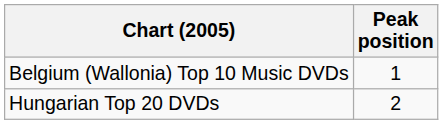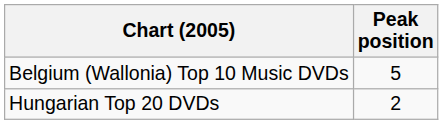(396, 72) 1 -> (396, 72) 5
